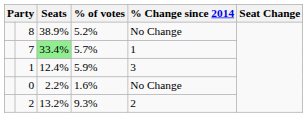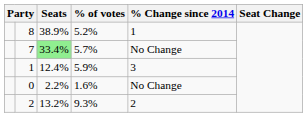(156, 31) No Change -> (133, 31) 1
(133, 49) 1 -> (156, 49) No Change
